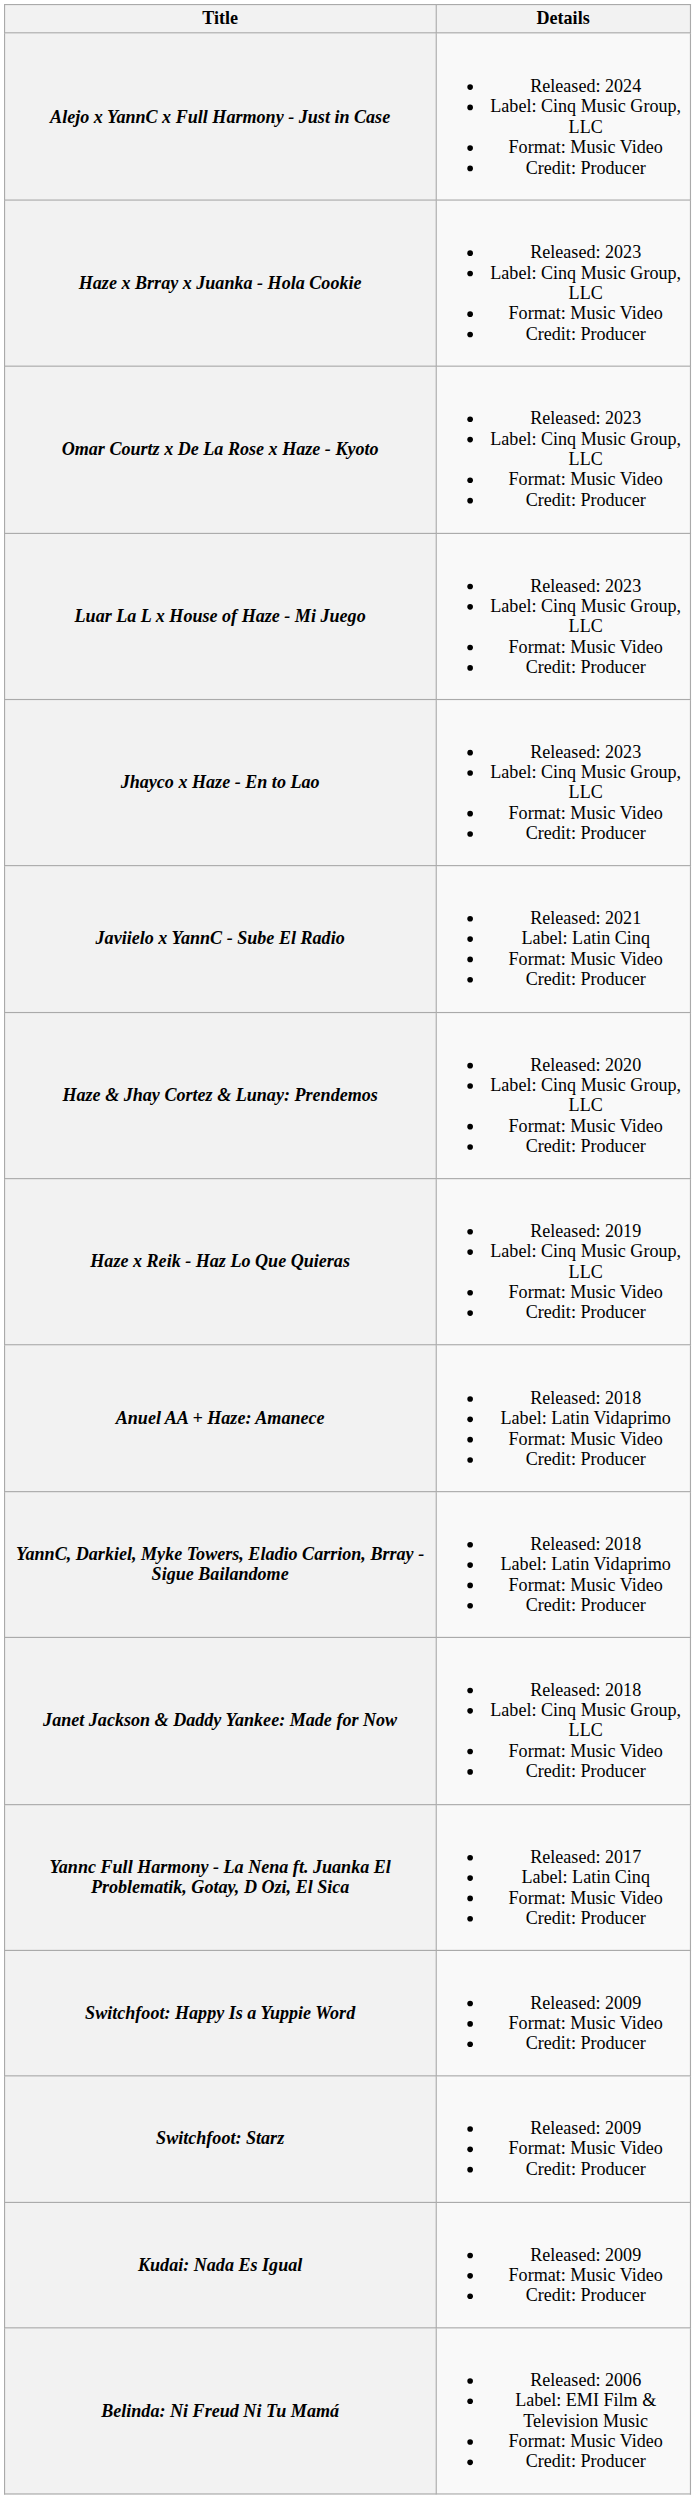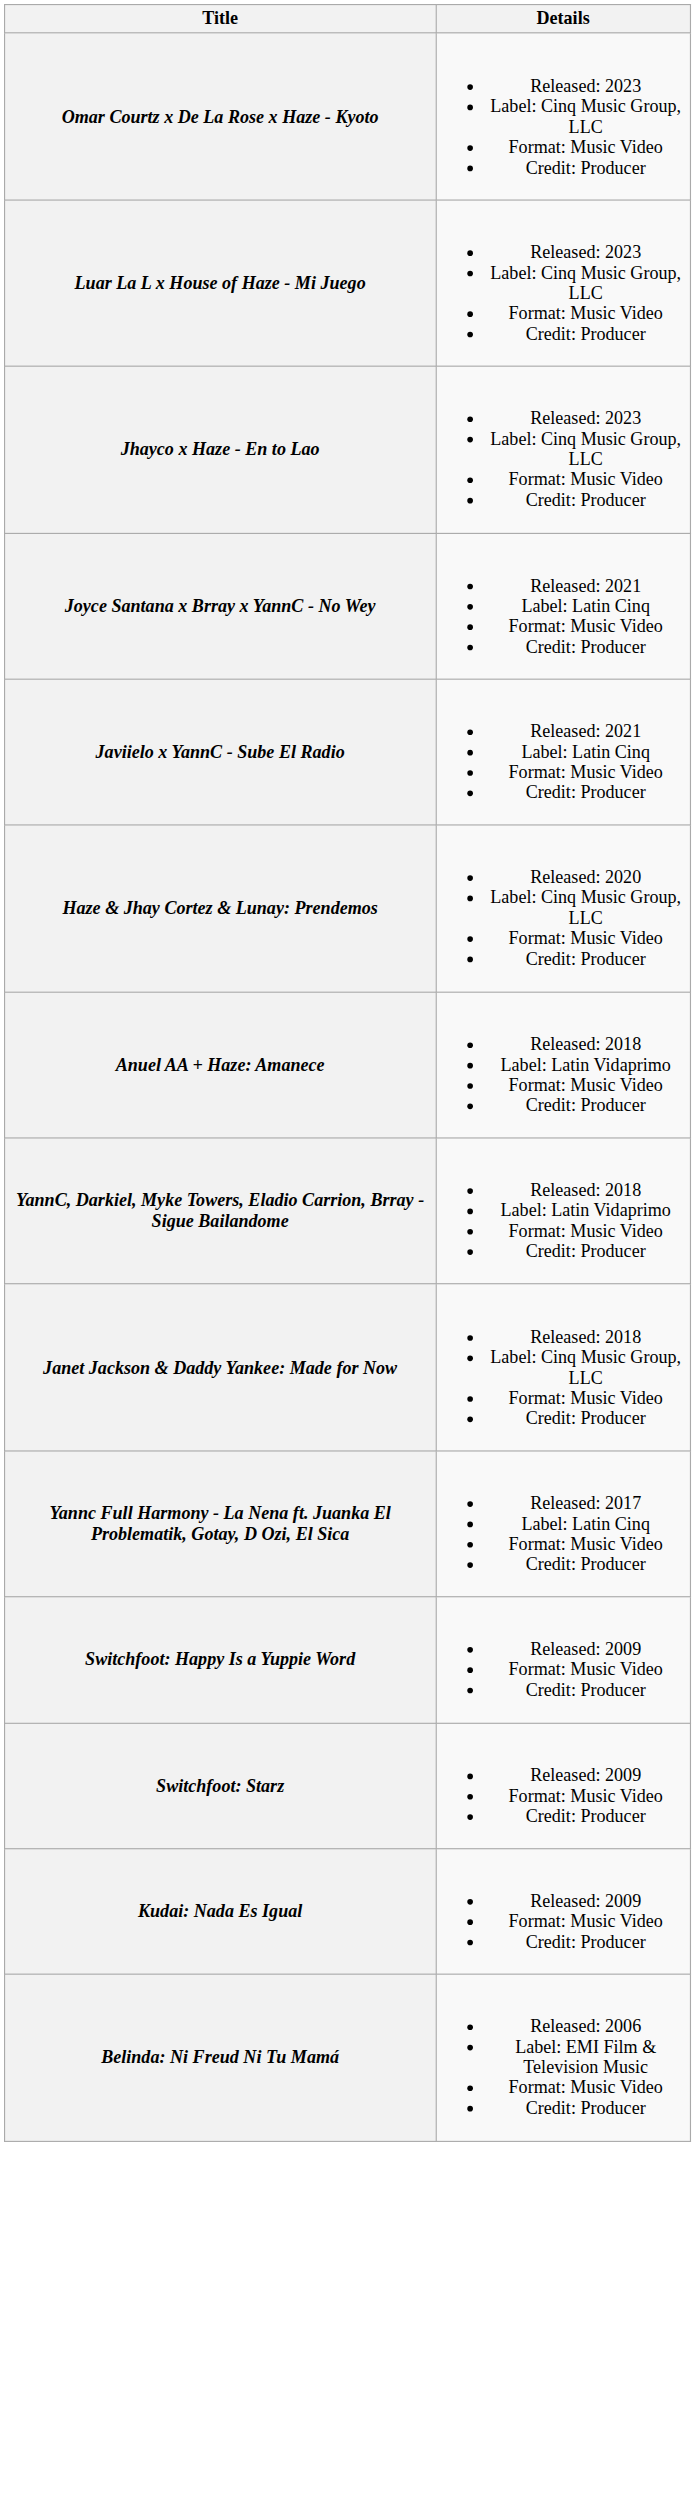- row: (220, 116)
- row: (220, 282)
+ row: (220, 605)
- row: (220, 1261)
